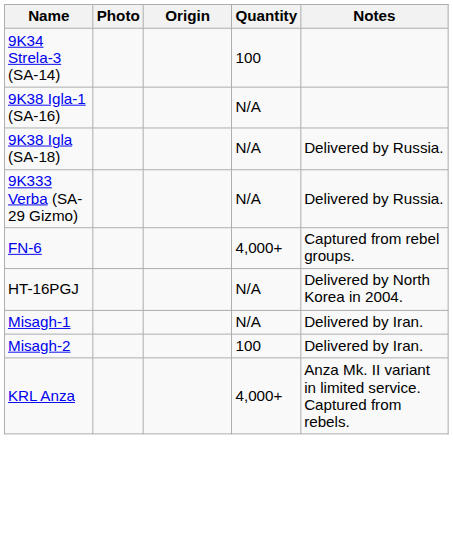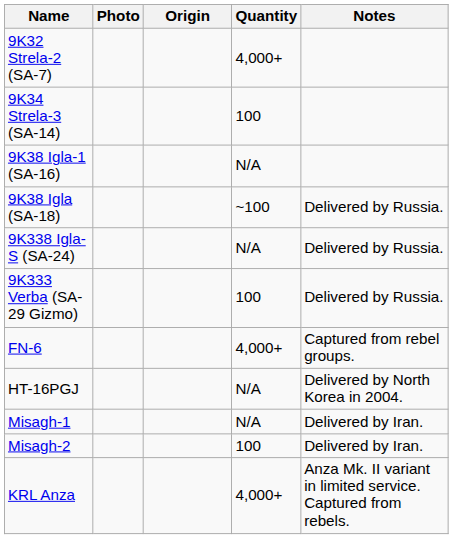+ row: (35, 57)
(248, 148) N/A -> (253, 207) ~100
+ row: (47, 248)
(248, 198) N/A -> (248, 297) 100
